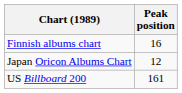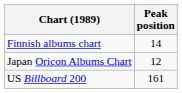(156, 43) 16 -> (156, 43) 14
